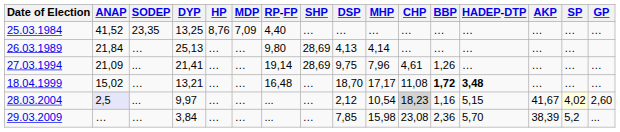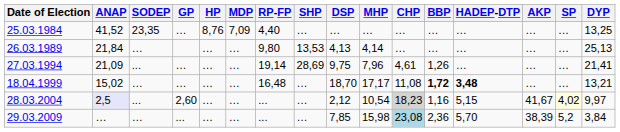columns swapped: (189, 13) <-> (601, 13)
(316, 48) 28,69 -> (310, 48) 13,53
(415, 118) no background -> (408, 118) lightblue background
